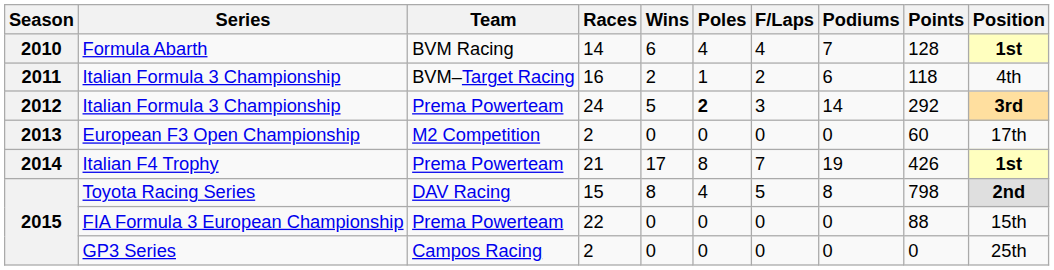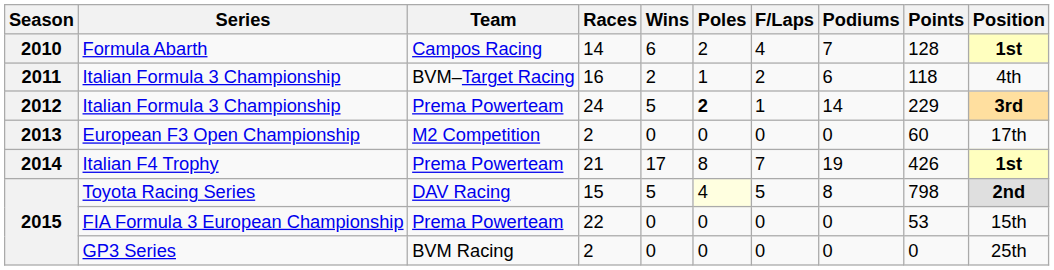(463, 48) BVM Racing -> (477, 48) Campos Racing
(703, 48) 4 -> (703, 48) 2
(760, 106) 3 -> (760, 106) 1
(924, 106) 292 -> (924, 106) 229
(651, 193) 8 -> (651, 193) 5
(703, 193) no background -> (703, 193) lightyellow background
(919, 222) 88 -> (919, 222) 53
(477, 251) Campos Racing -> (463, 251) BVM Racing
